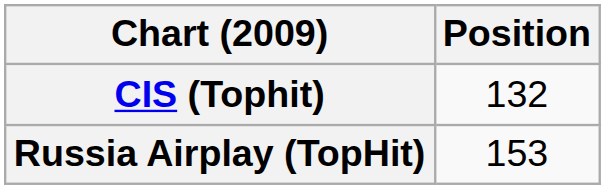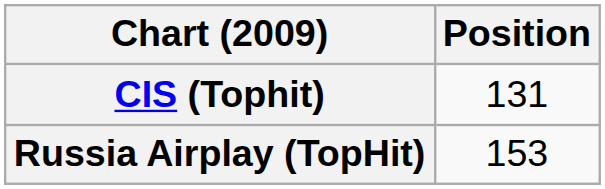(517, 93) 132 -> (517, 93) 131
